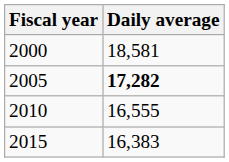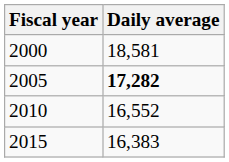(133, 111) 16,555 -> (133, 111) 16,552
